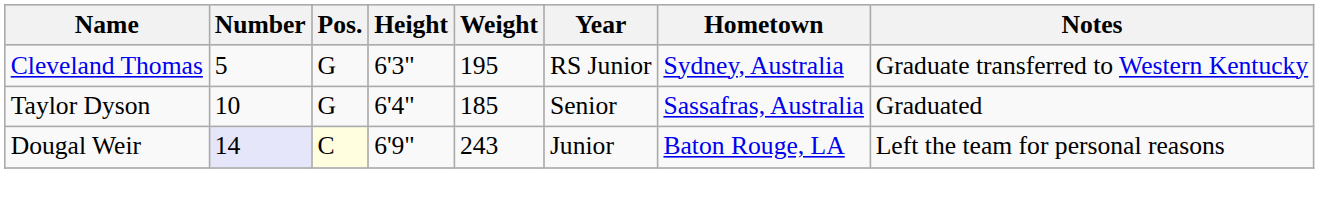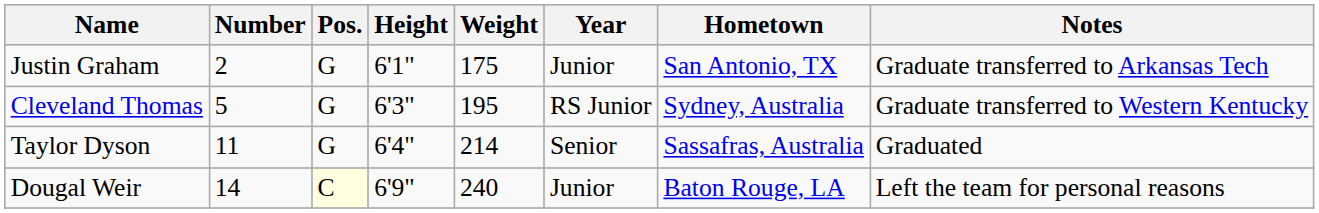+ row: (85, 65)
(228, 106) 10 -> (227, 146) 11
(479, 106) 185 -> (479, 146) 214
(228, 146) lavender background -> (228, 187) no background
(479, 146) 243 -> (479, 187) 240
